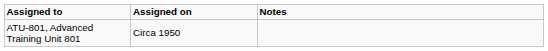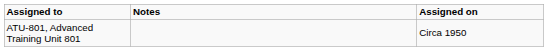columns swapped: (162, 12) <-> (273, 12)
